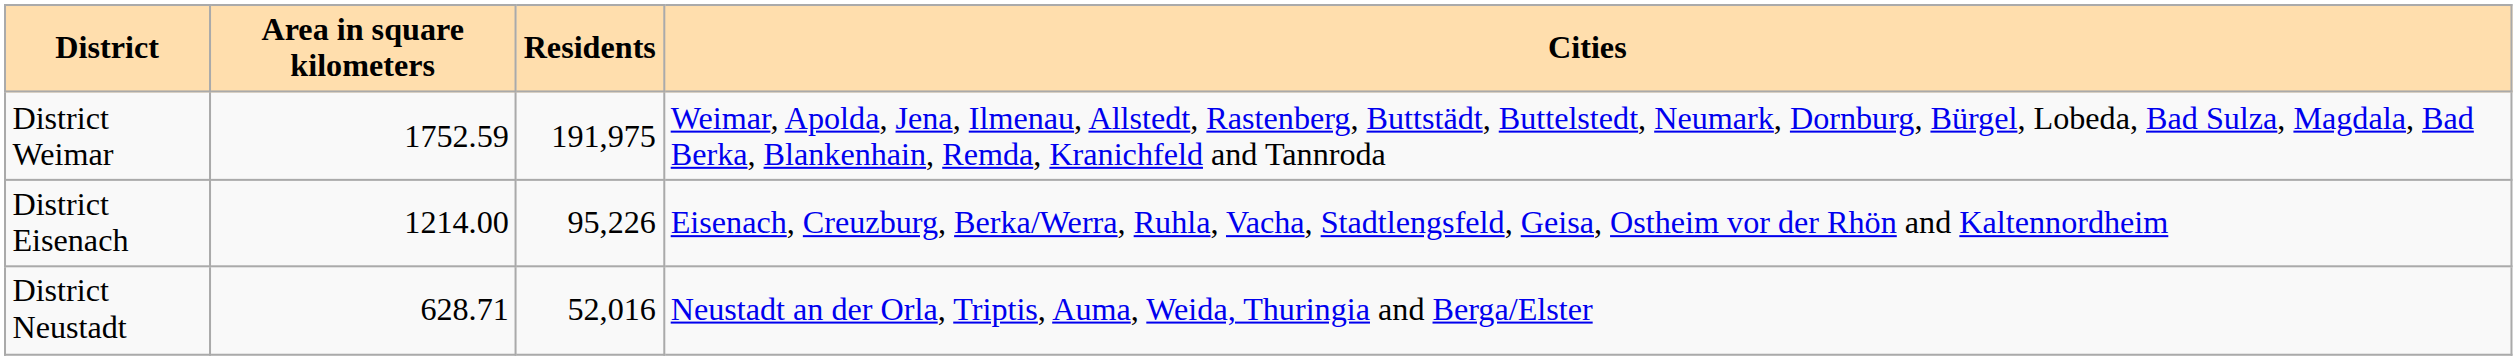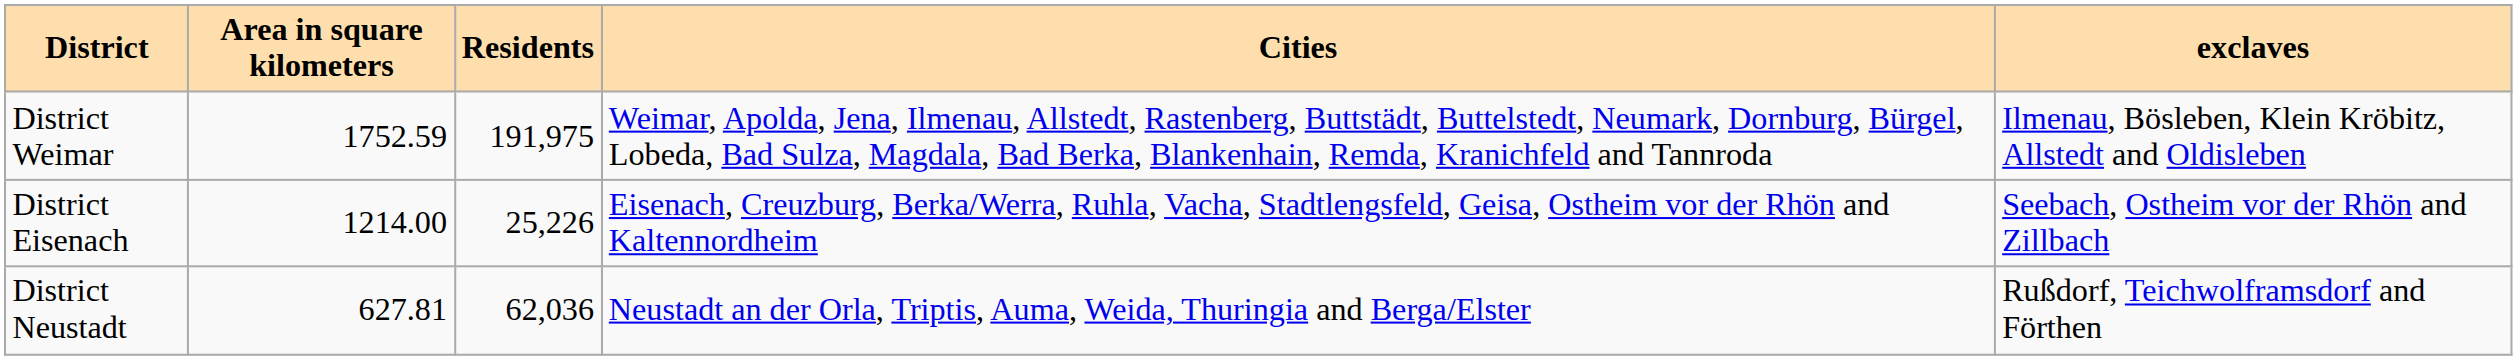+ column: (2253, 48)
(612, 222) 95,226 -> (550, 222) 25,226
(465, 309) 628.71 -> (403, 309) 627.81
(612, 309) 52,016 -> (550, 309) 62,036
